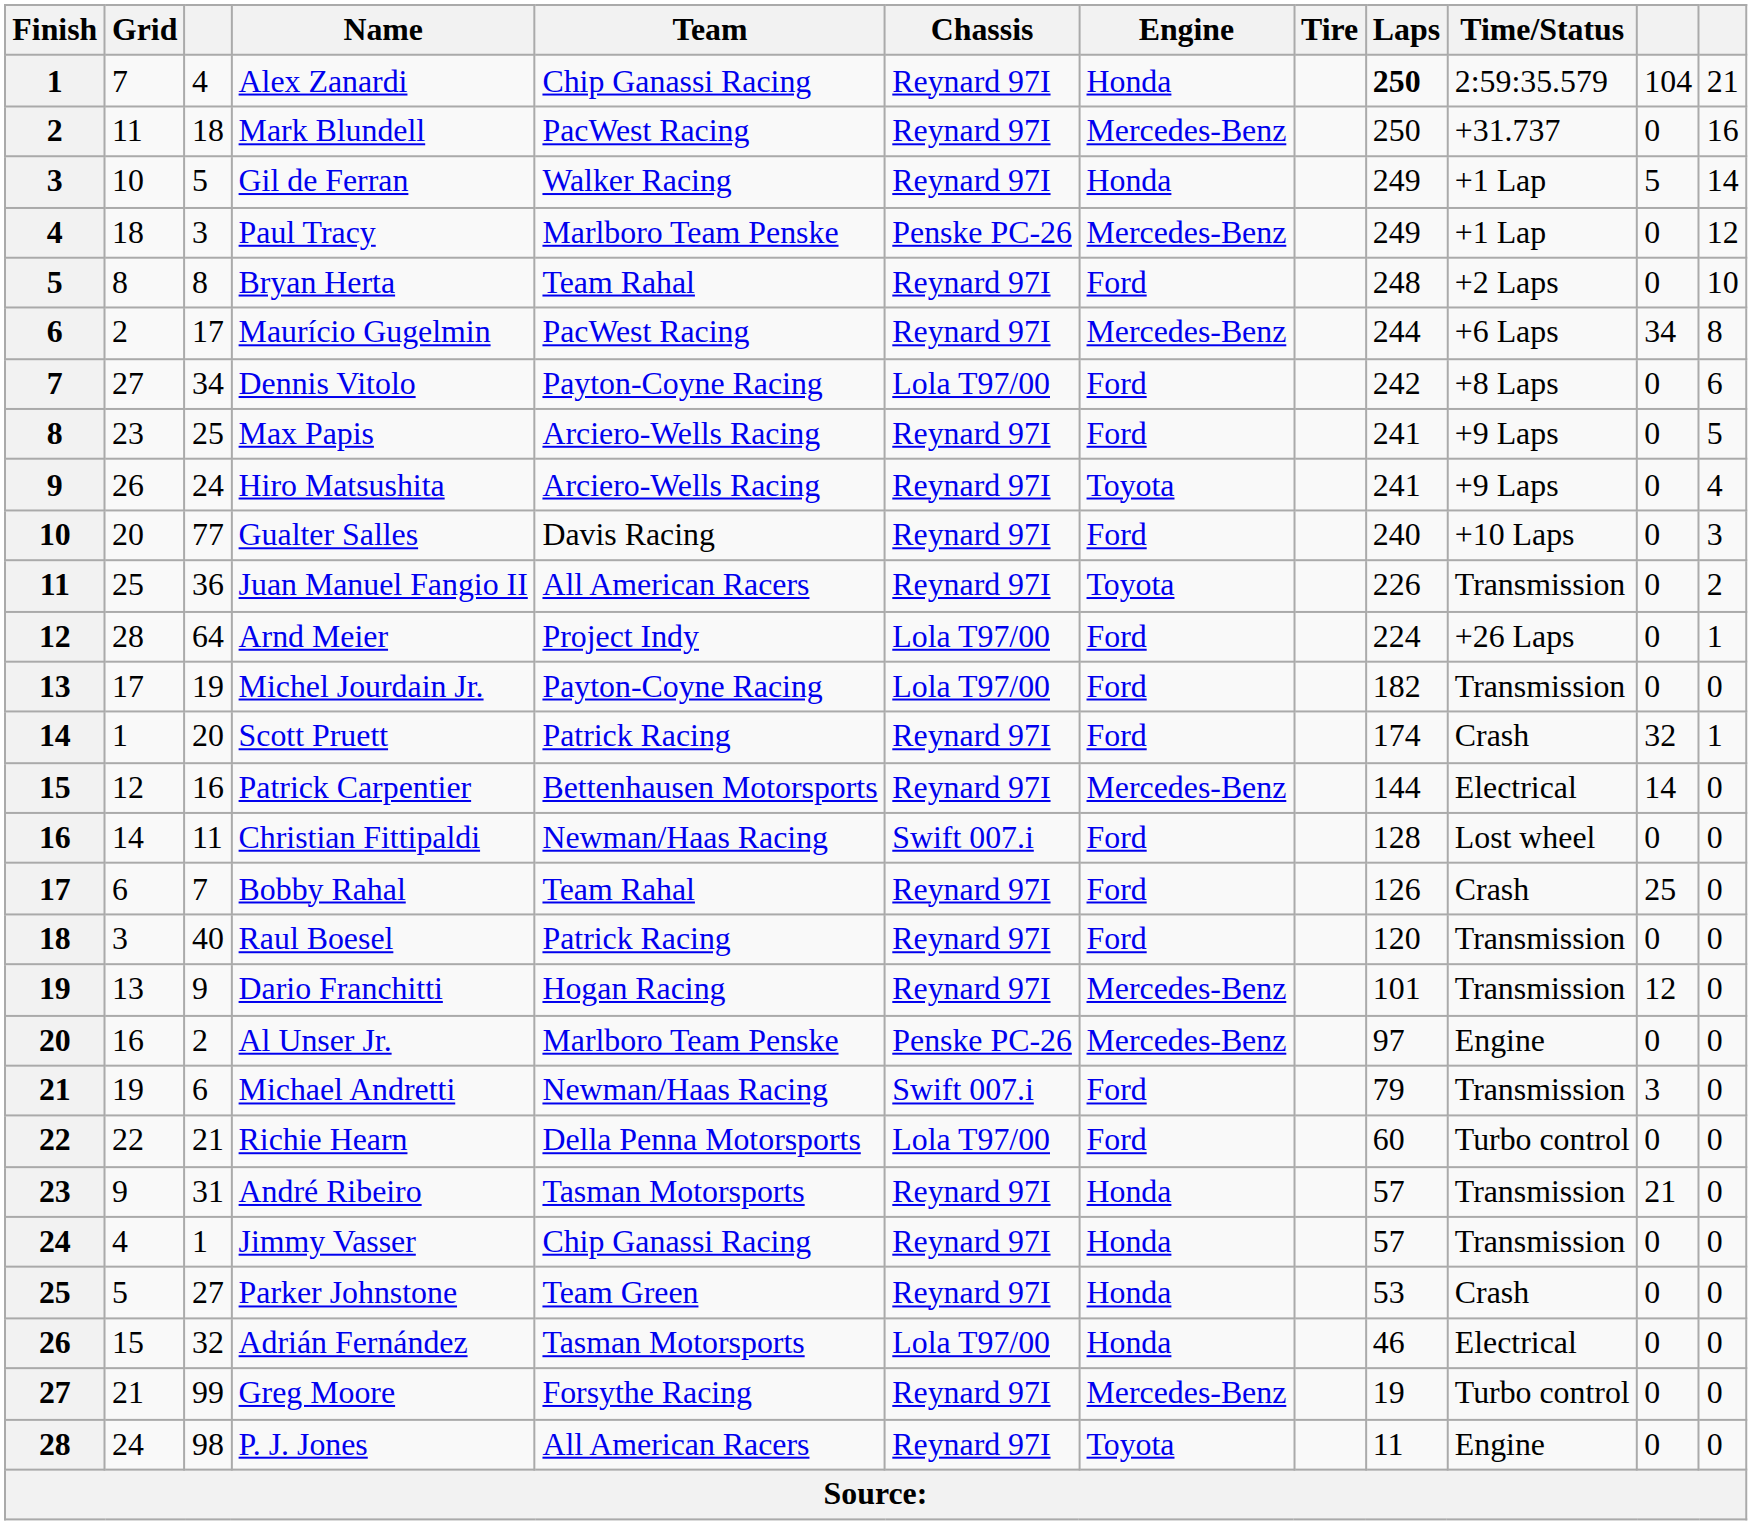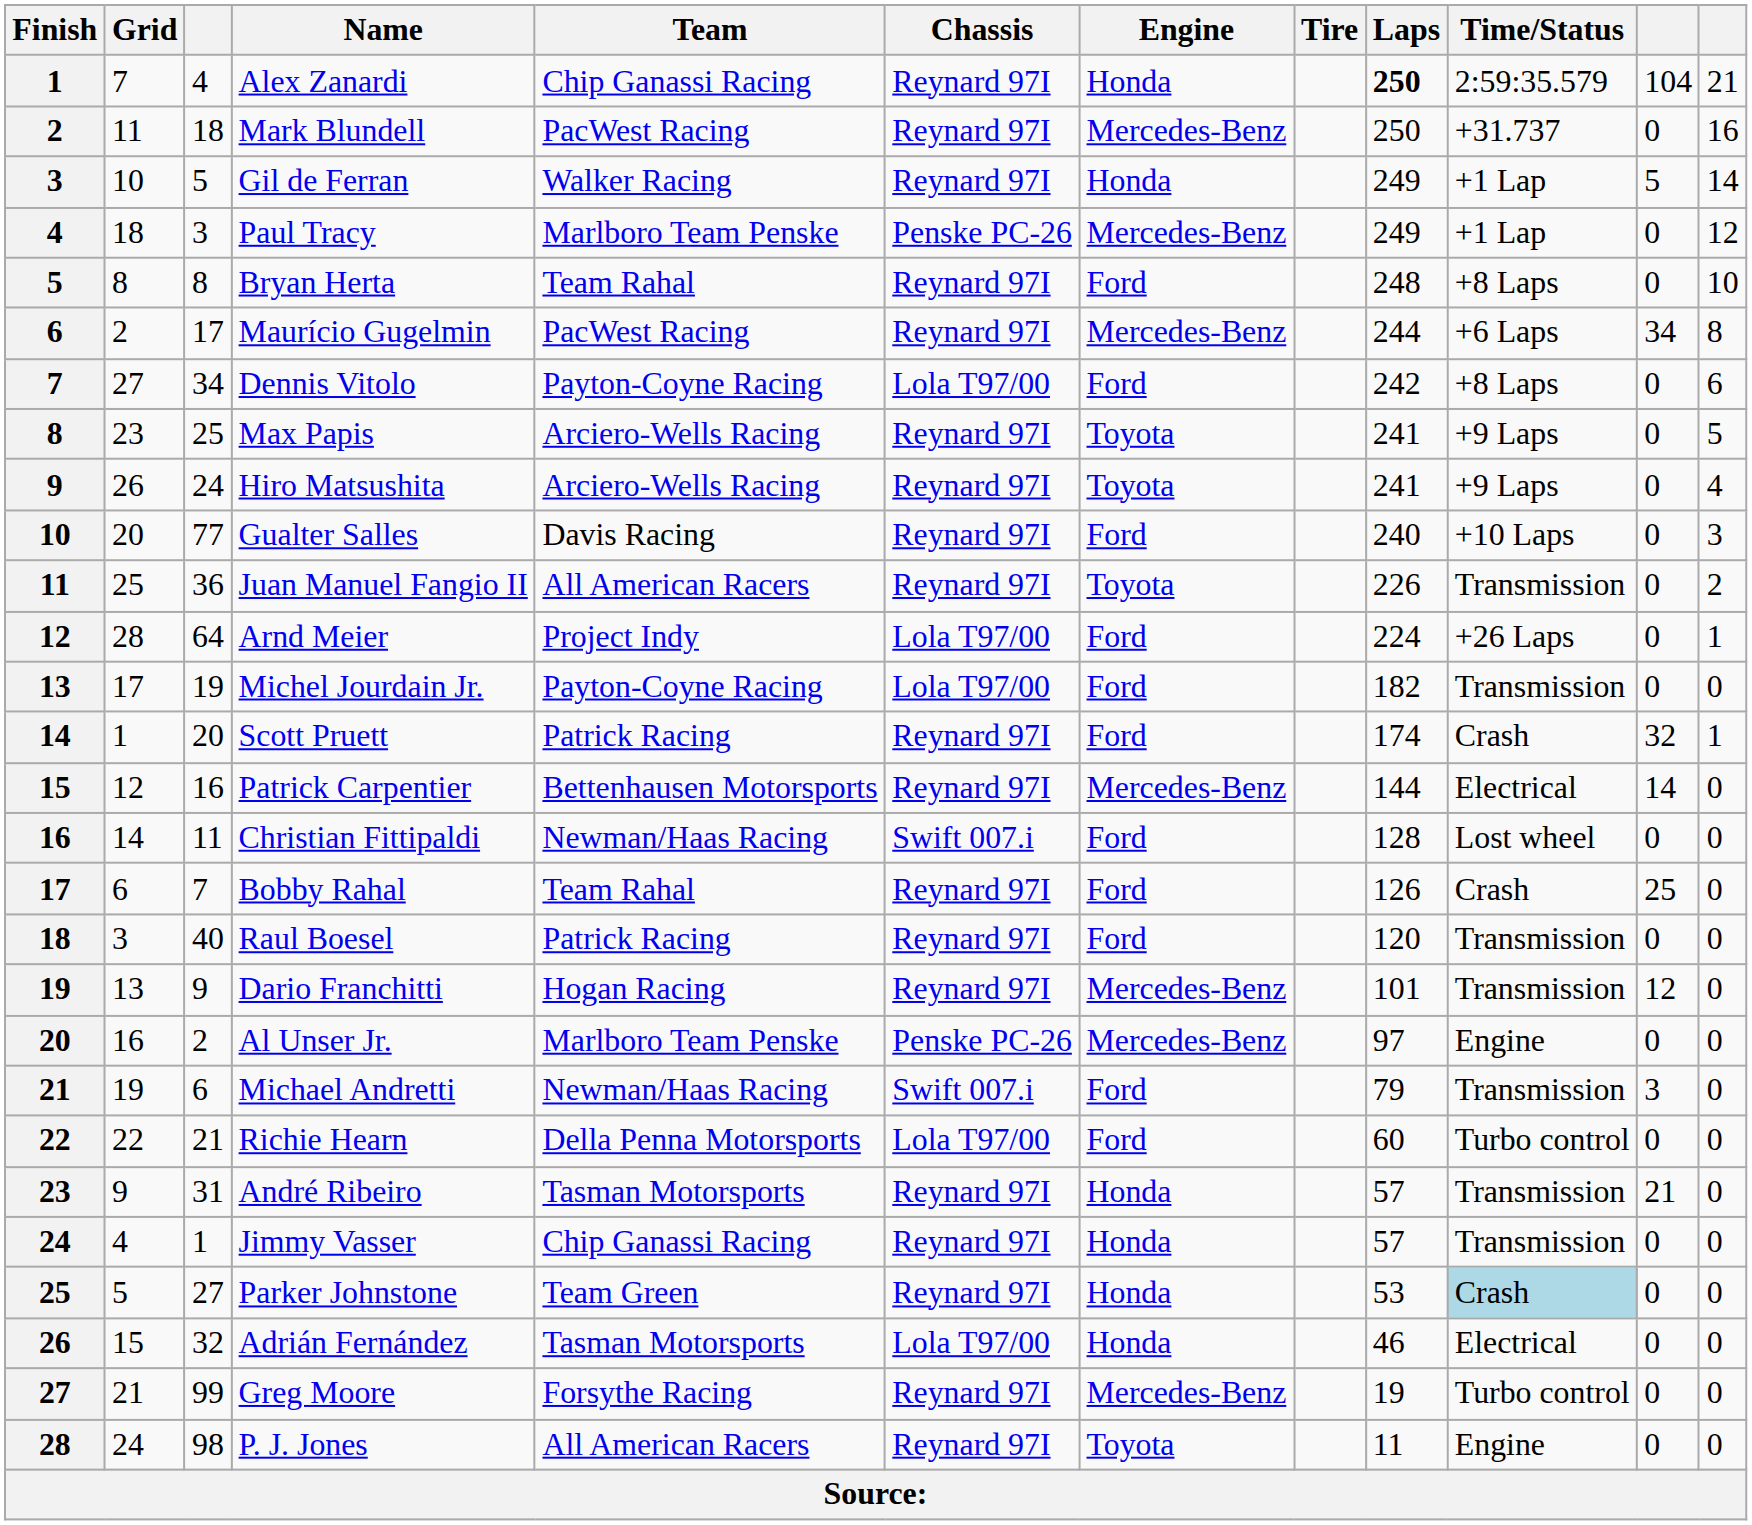(1507, 282) +2 Laps -> (1507, 282) +8 Laps
(1117, 433) Ford -> (1131, 433) Toyota
(1492, 1292) no background -> (1492, 1292) lightblue background
